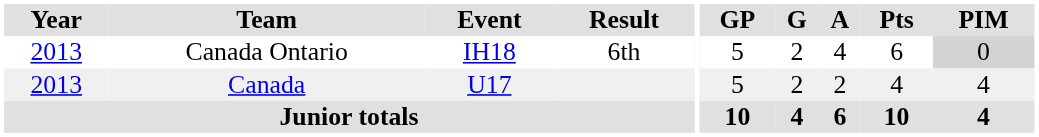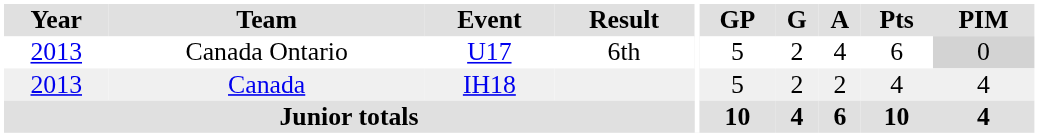(489, 51) IH18 -> (489, 51) U17
(489, 84) U17 -> (489, 84) IH18
